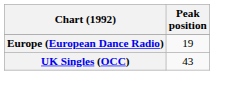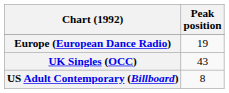+ row: (93, 79)
